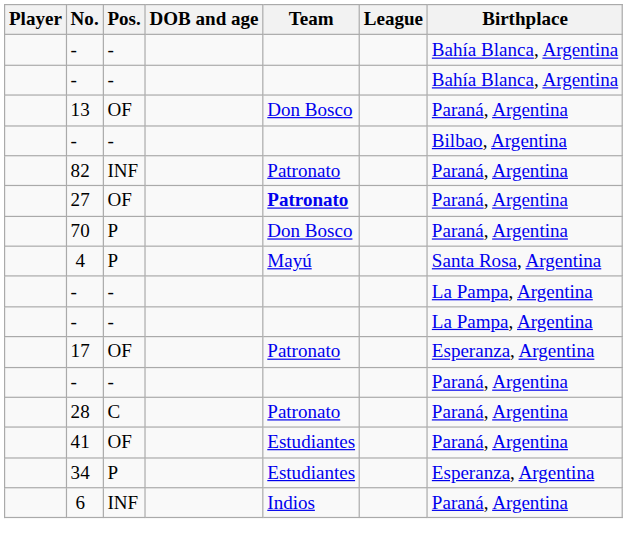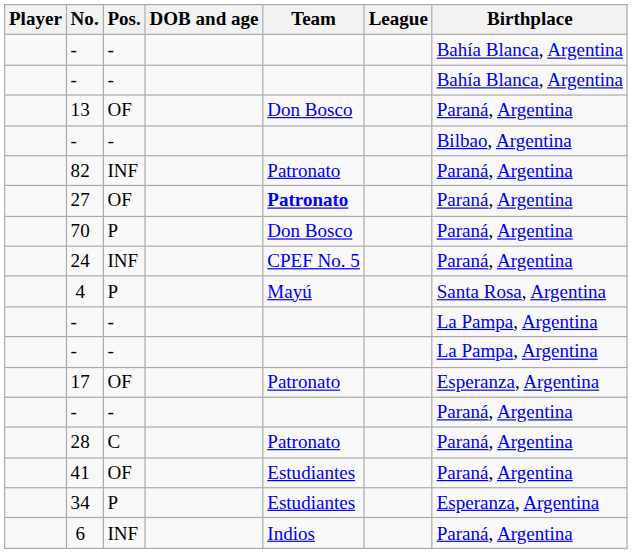+ row: (80, 261)
